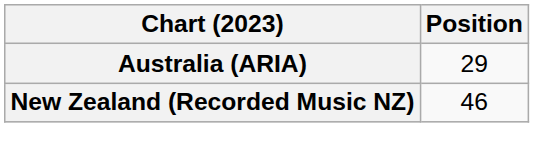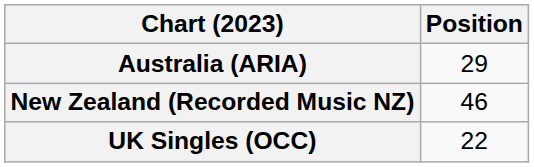+ row: (212, 141)
